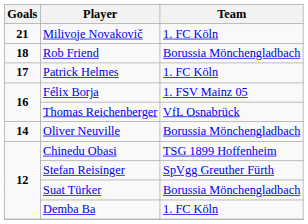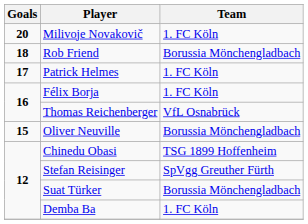(22, 33) 21 -> (22, 33) 20
(205, 92) 1. FSV Mainz 05 -> (191, 92) 1. FC Köln
(22, 131) 14 -> (22, 131) 15
